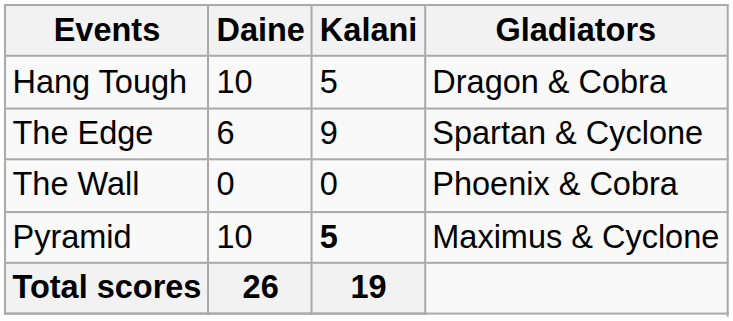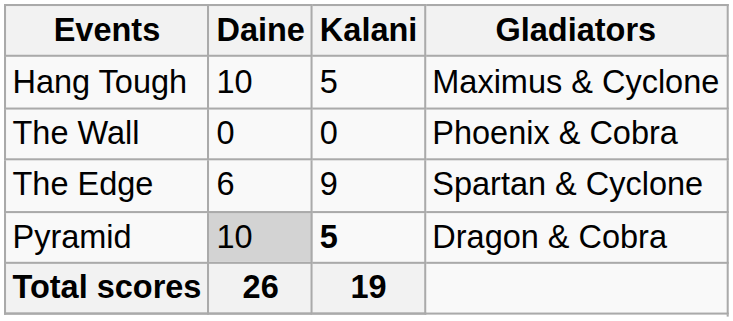(550, 81) Dragon & Cobra -> (576, 81) Maximus & Cyclone
rows swapped: (76, 184) <-> (83, 133)
(234, 236) no background -> (234, 236) lightgrey background
(576, 236) Maximus & Cyclone -> (550, 236) Dragon & Cobra
